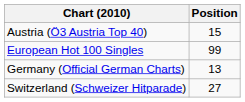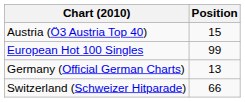(215, 87) 27 -> (215, 87) 66
